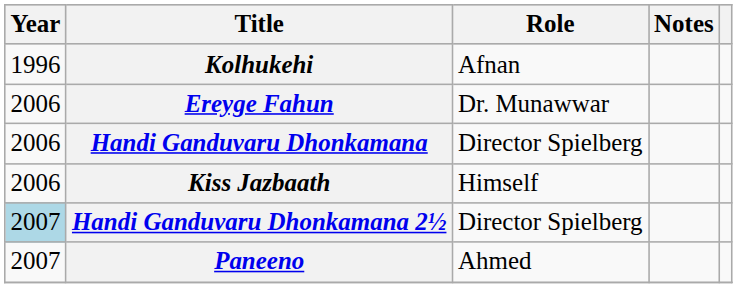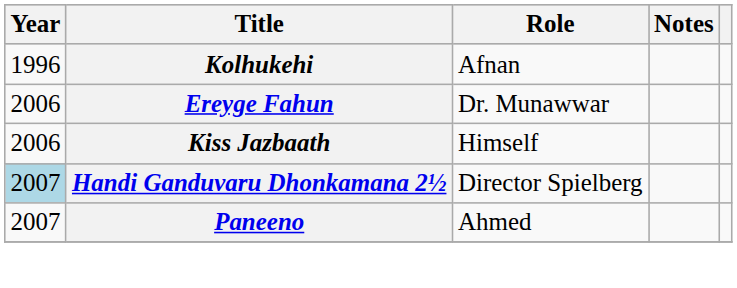- row: (259, 143)
